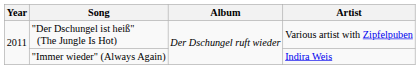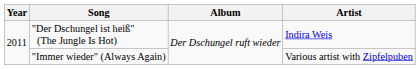(349, 34) Various artist with Zipfelpuben -> (309, 34) Indira Weis
(309, 56) Indira Weis -> (349, 56) Various artist with Zipfelpuben
